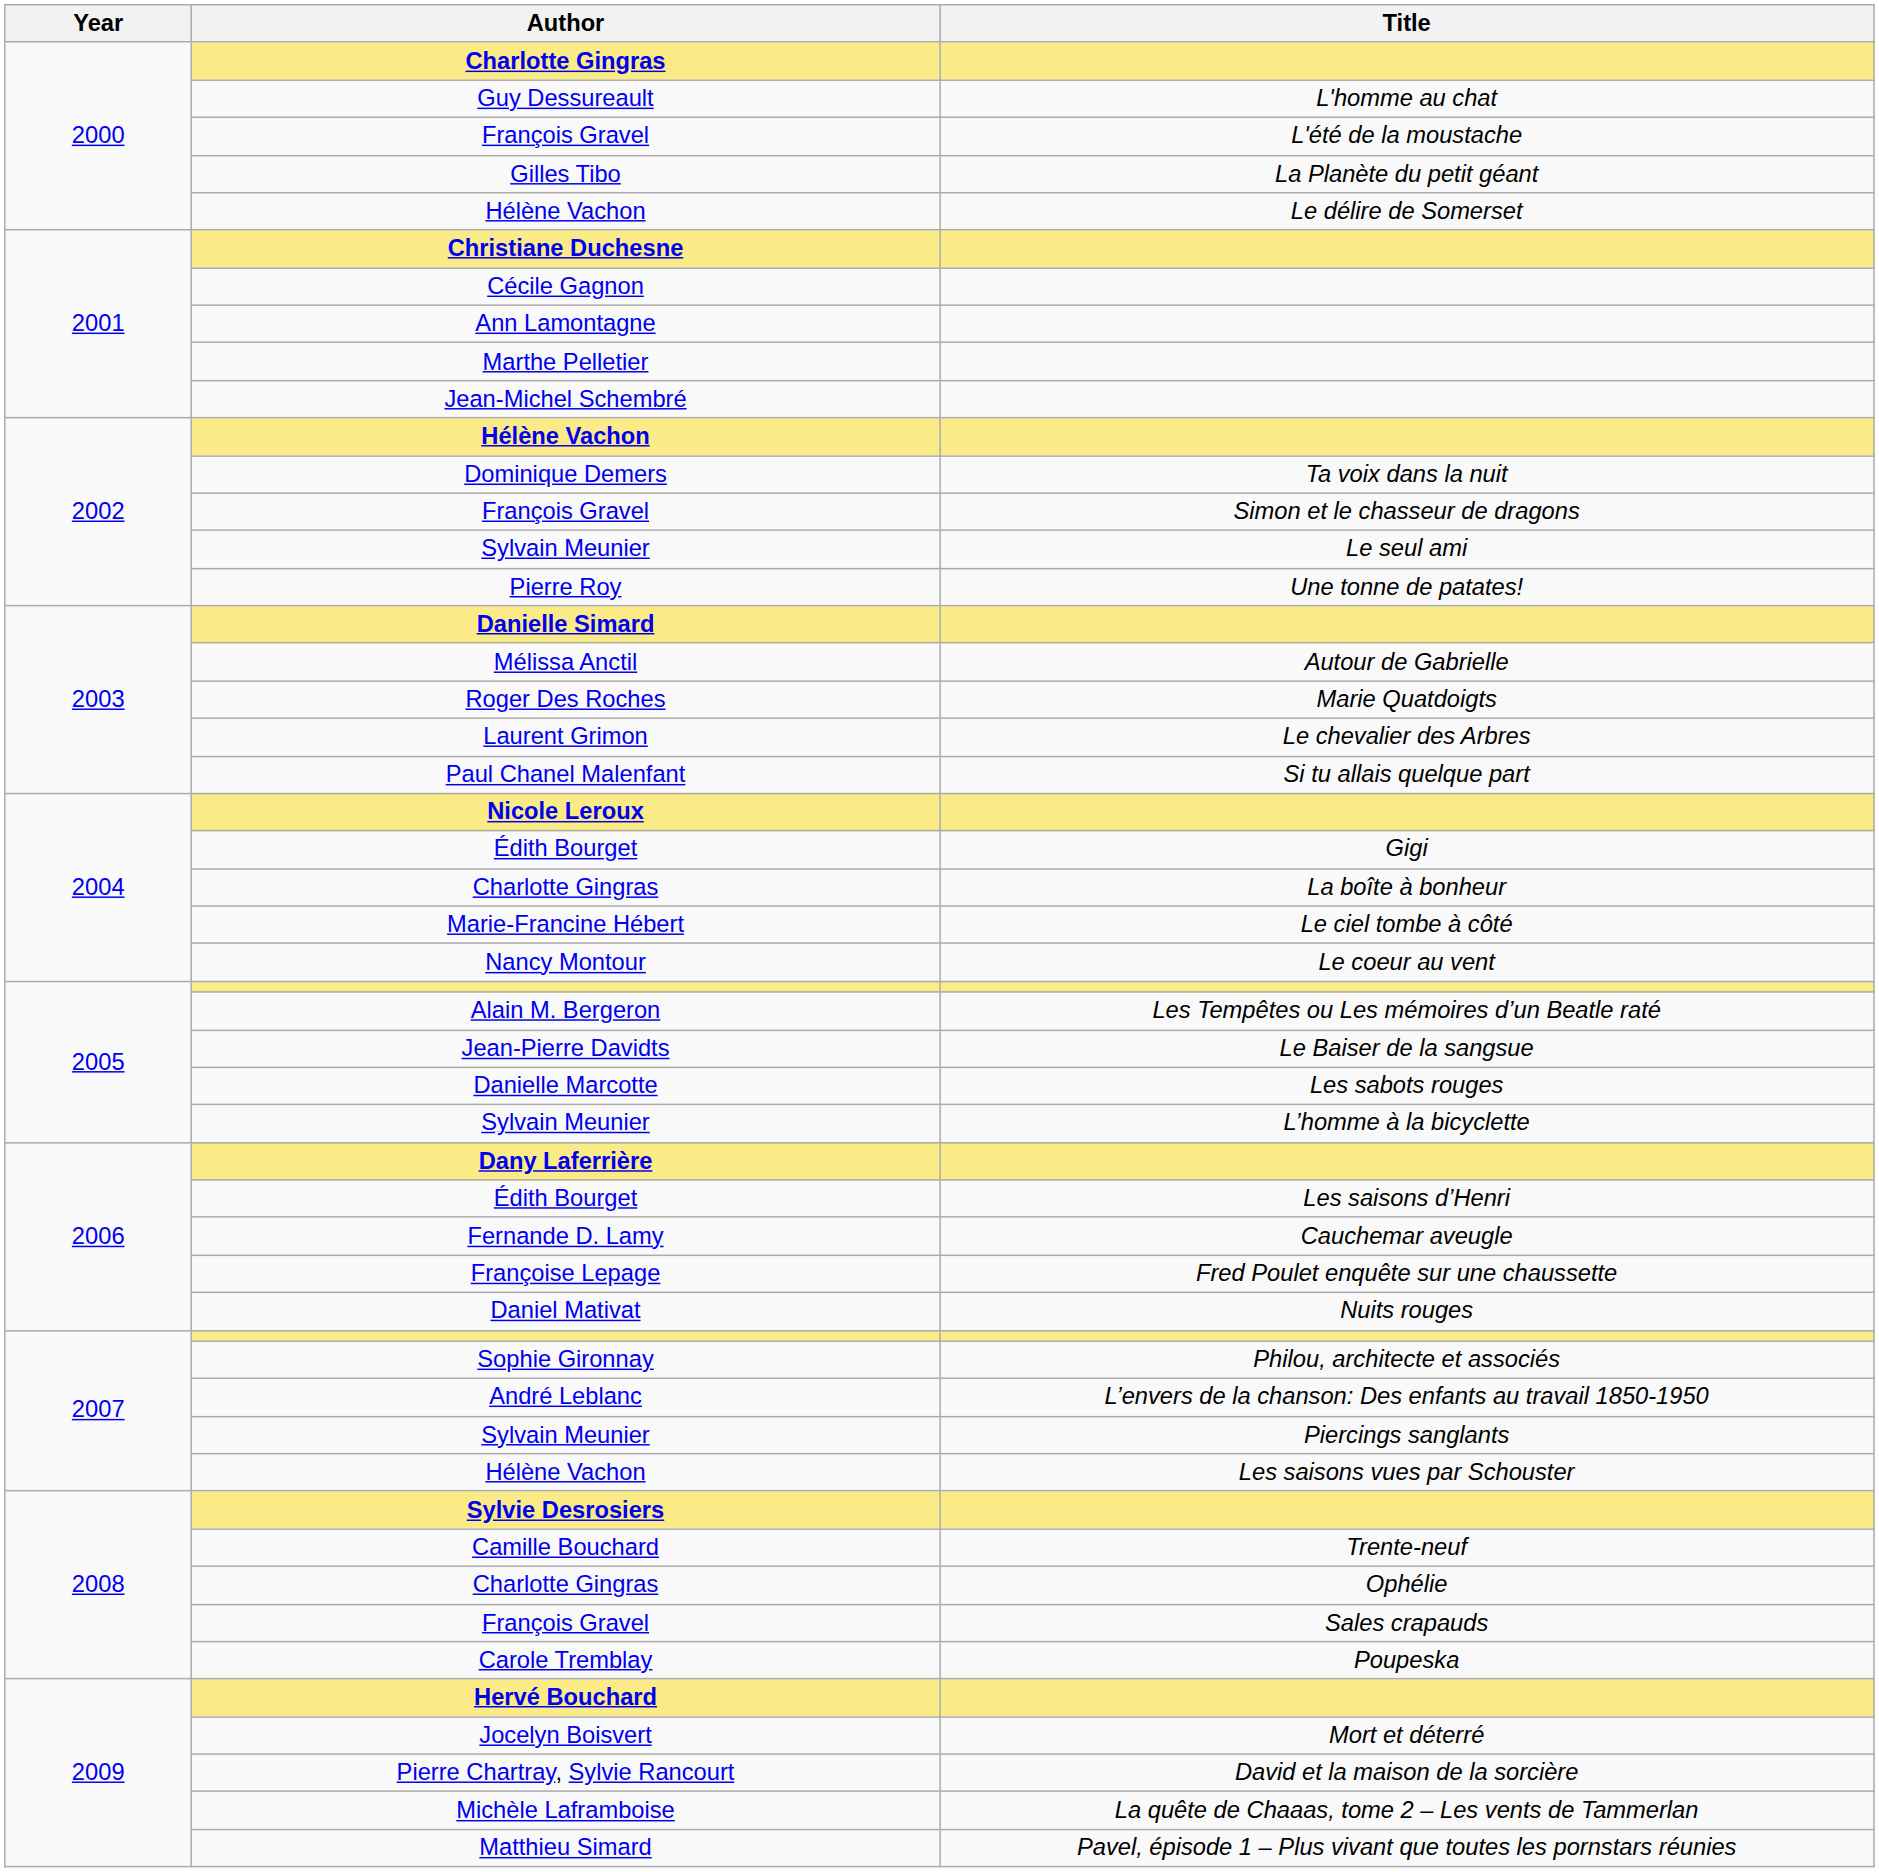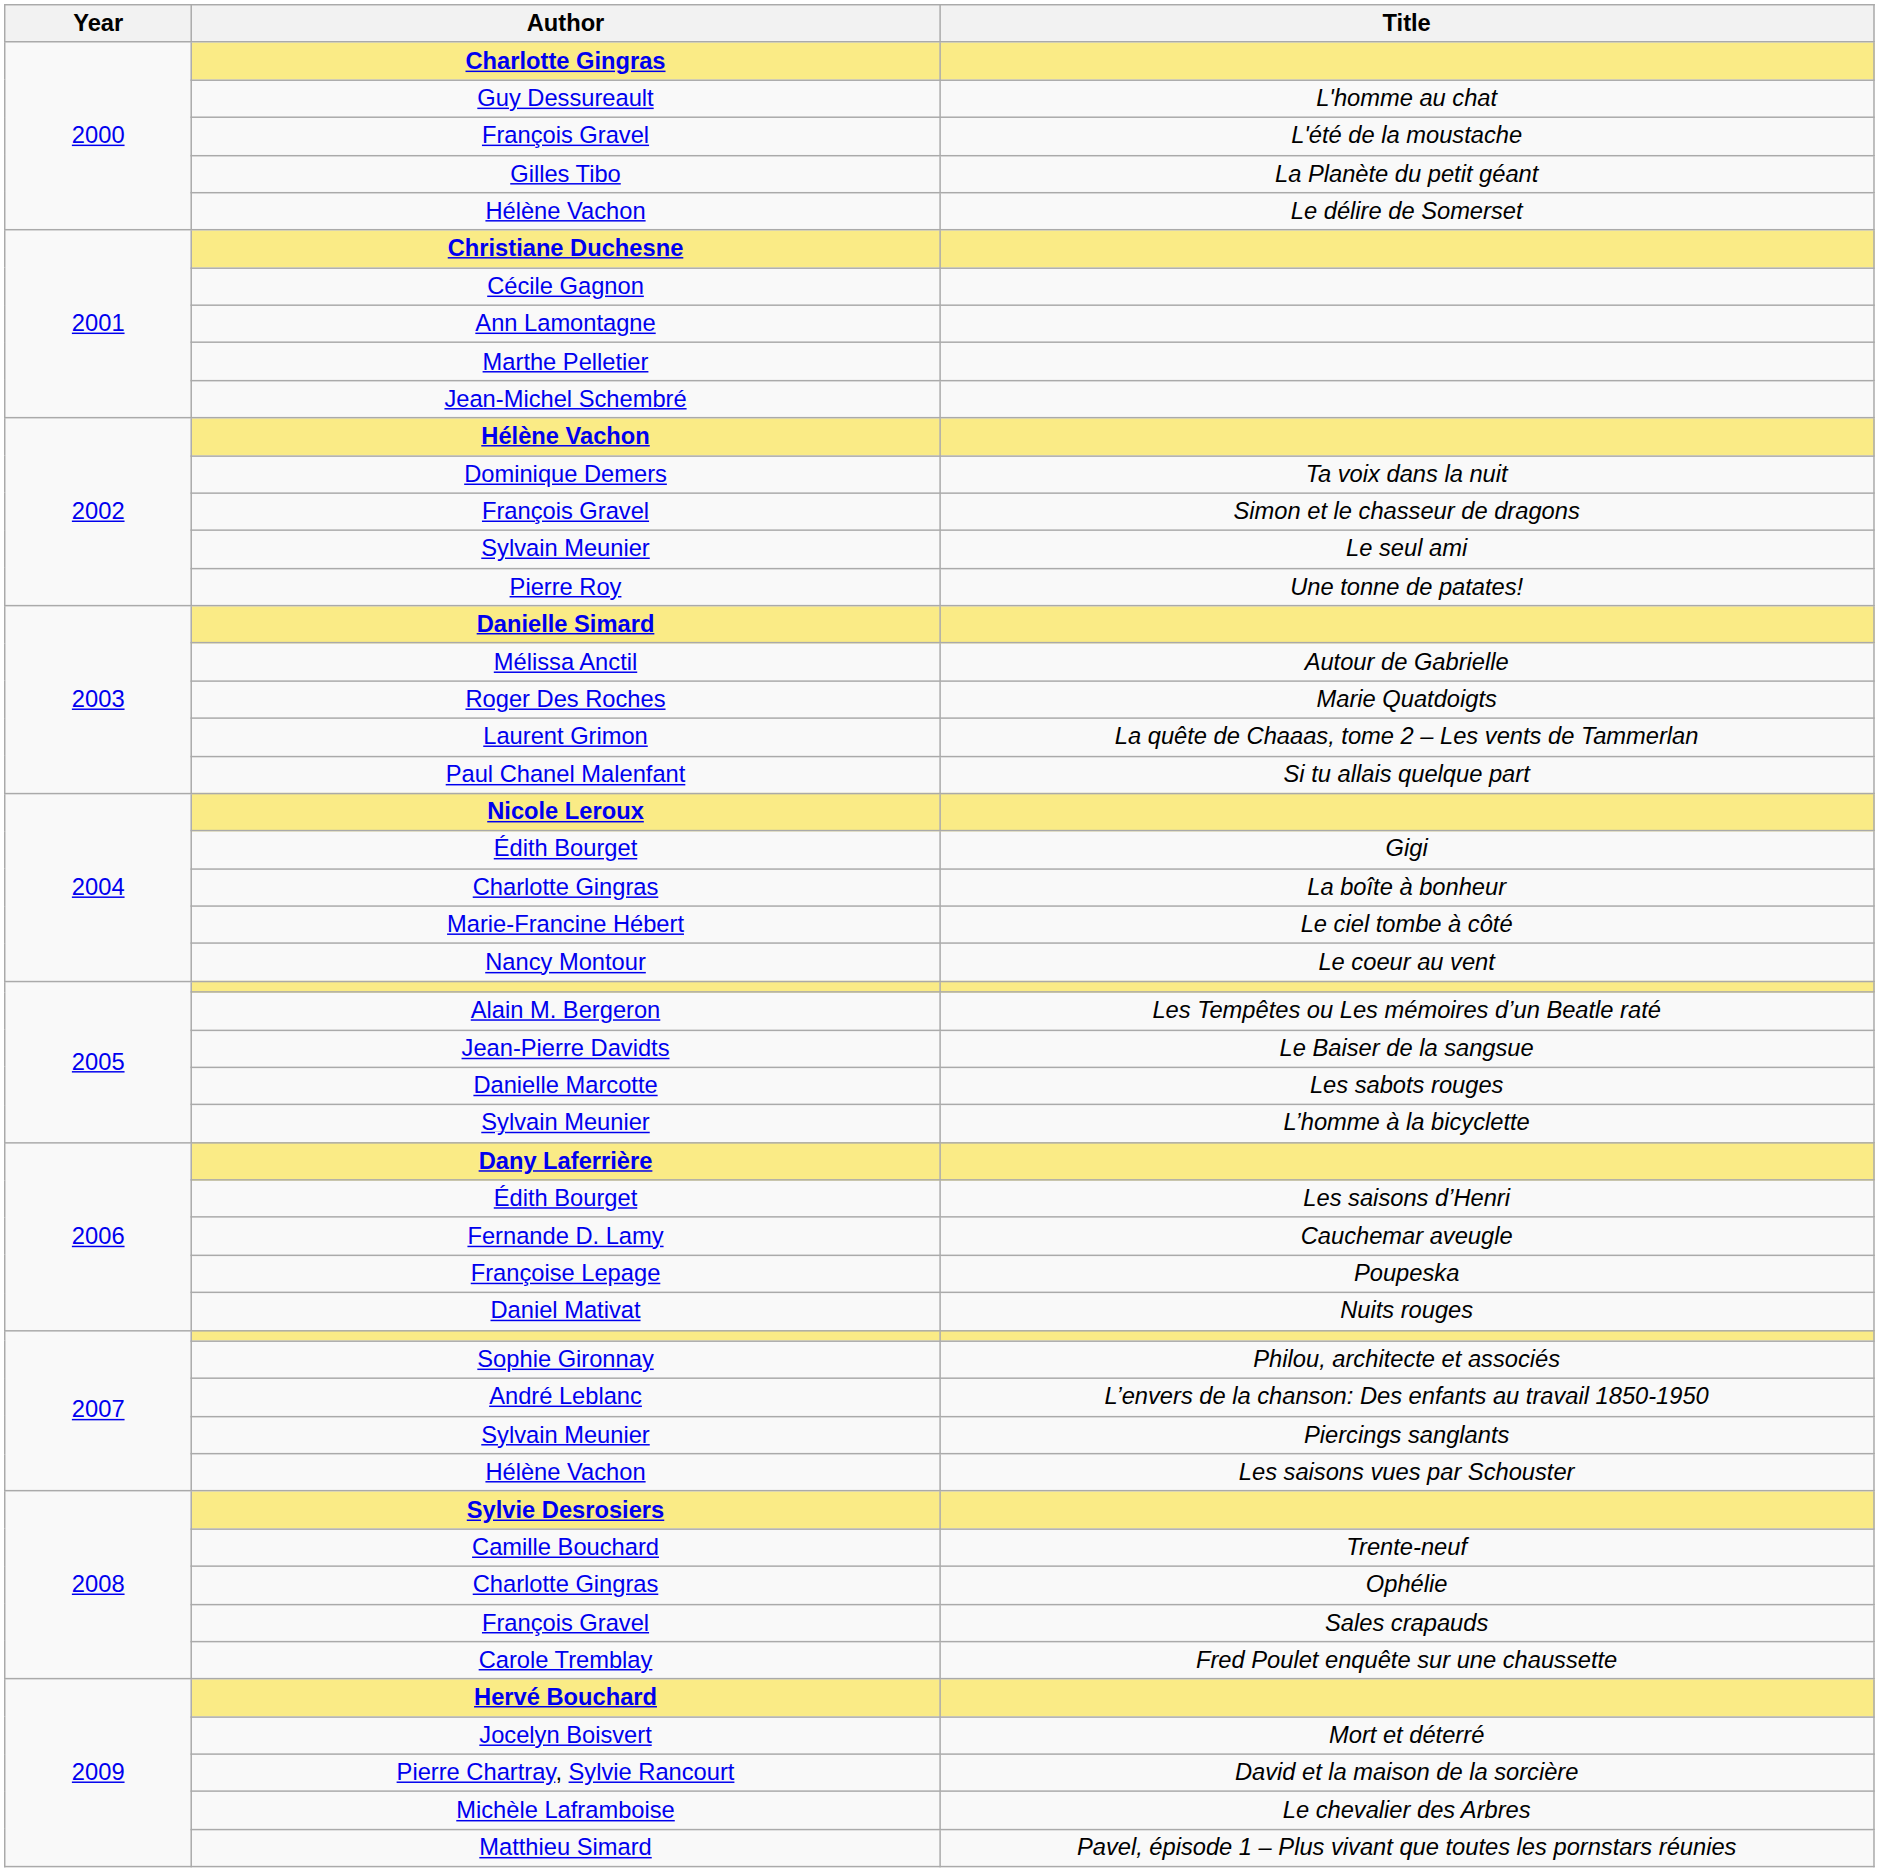(1407, 736) Le chevalier des Arbres -> (1407, 736) La quête de Chaaas, tome 2 – Les vents de Tammerlan
(1407, 1273) Fred Poulet enquête sur une chaussette -> (1407, 1273) Poupeska
(1407, 1659) Poupeska -> (1407, 1659) Fred Poulet enquête sur une chaussette
(1407, 1810) La quête de Chaaas, tome 2 – Les vents de Tammerlan -> (1407, 1810) Le chevalier des Arbres
